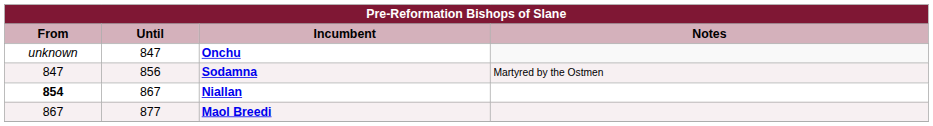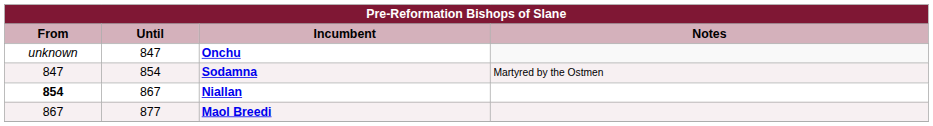(150, 72) 856 -> (150, 72) 854
